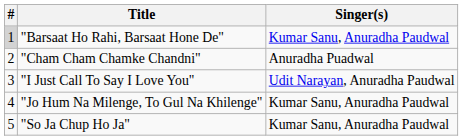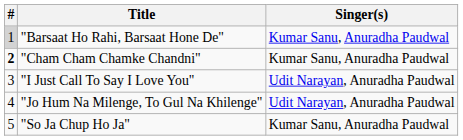(11, 59) normal -> (11, 59) bold
(321, 59) Anuradha Puadwal -> (359, 59) Kumar Sanu, Anuradha Paudwal
(359, 102) Kumar Sanu, Anuradha Paudwal -> (362, 102) Udit Narayan, Anuradha Paudwal
